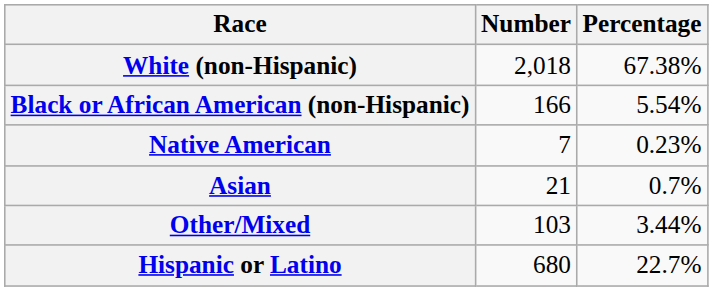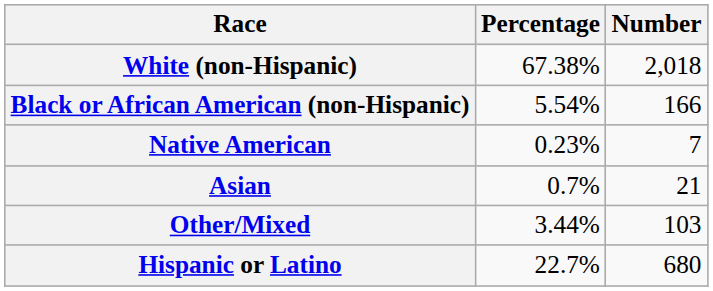columns swapped: (526, 24) <-> (642, 24)
